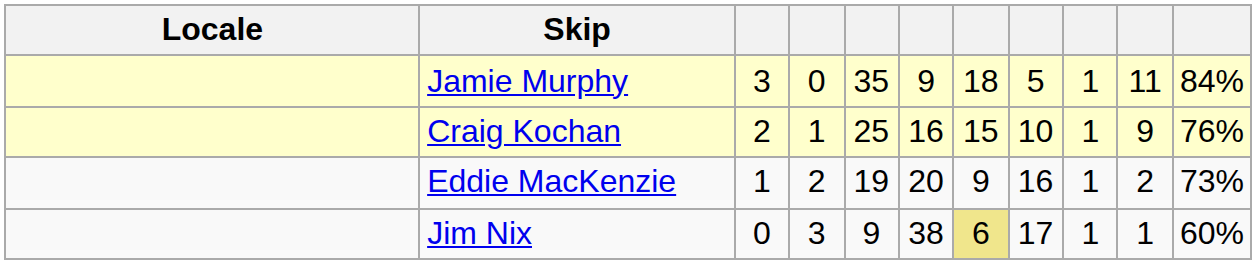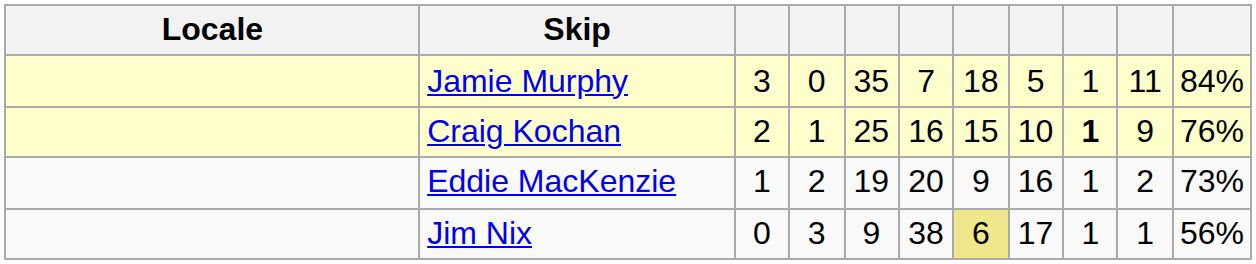(926, 80) 9 -> (926, 80) 7
(1090, 131) normal -> (1090, 131) bold
(1212, 232) 60% -> (1212, 232) 56%
